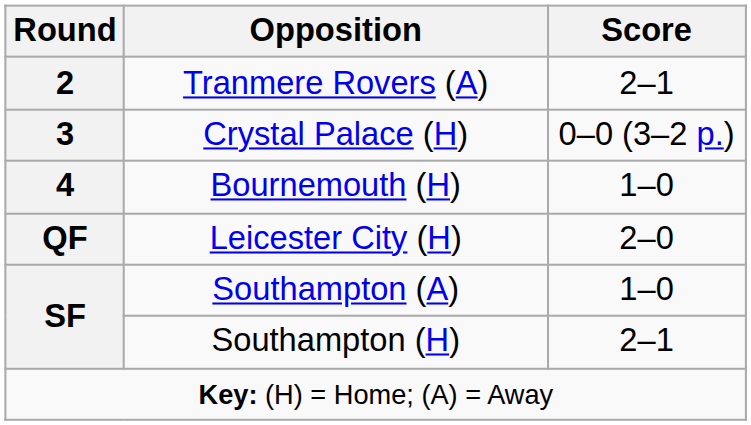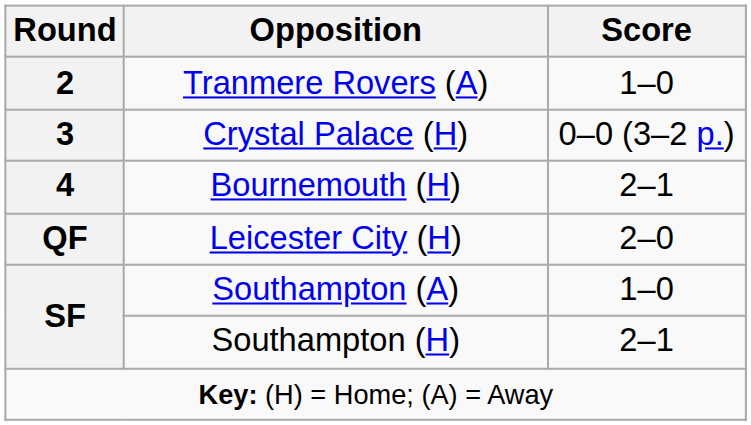(647, 82) 2–1 -> (647, 82) 1–0
(647, 186) 1–0 -> (647, 186) 2–1
